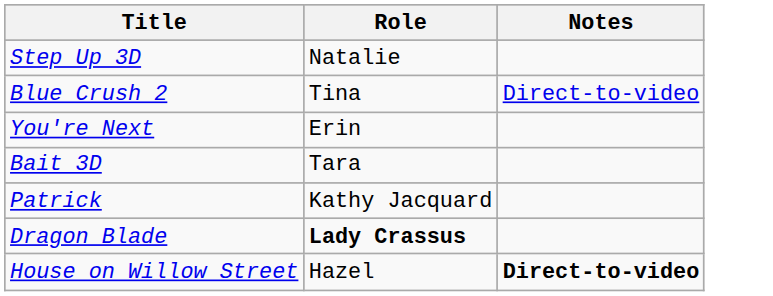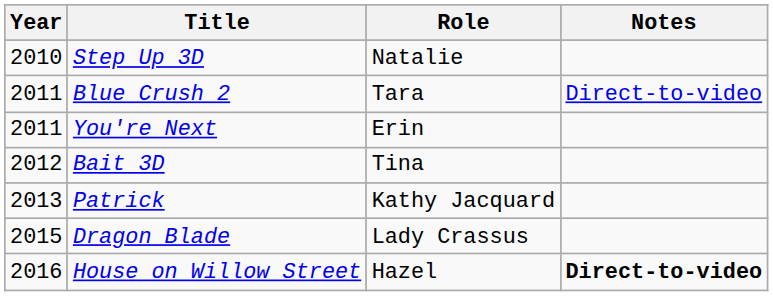+ column: (36, 23)
(335, 94) Tina -> (398, 94) Tara
(335, 165) Tara -> (398, 165) Tina
(387, 236) bold -> (450, 236) normal
